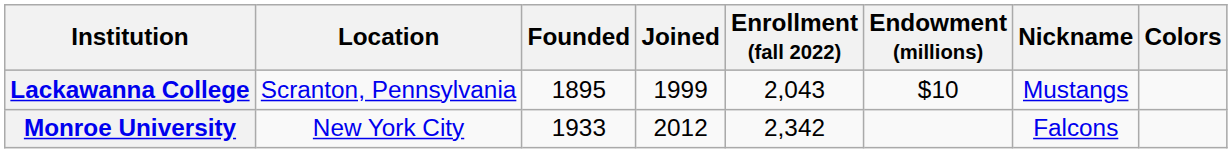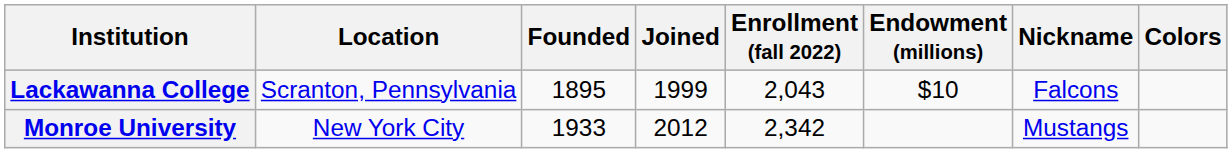(1076, 89) Mustangs -> (1076, 89) Falcons
(1076, 128) Falcons -> (1076, 128) Mustangs
